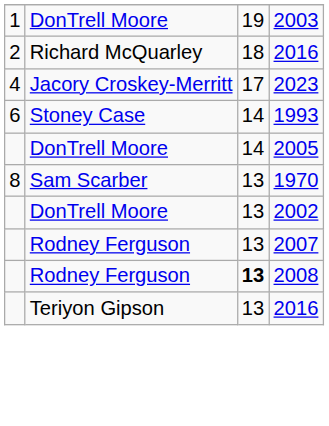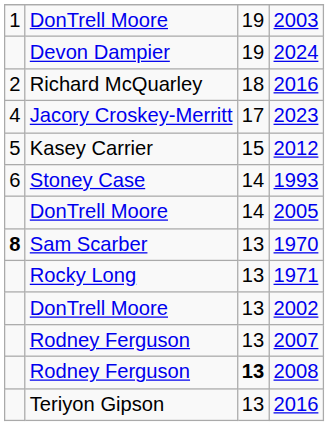+ row: (100, 52)
+ row: (91, 148)
(15, 180) normal -> (15, 244) bold
+ row: (83, 276)
